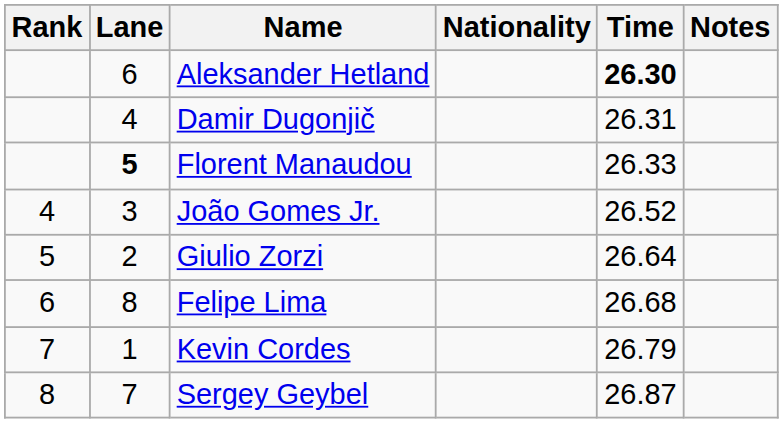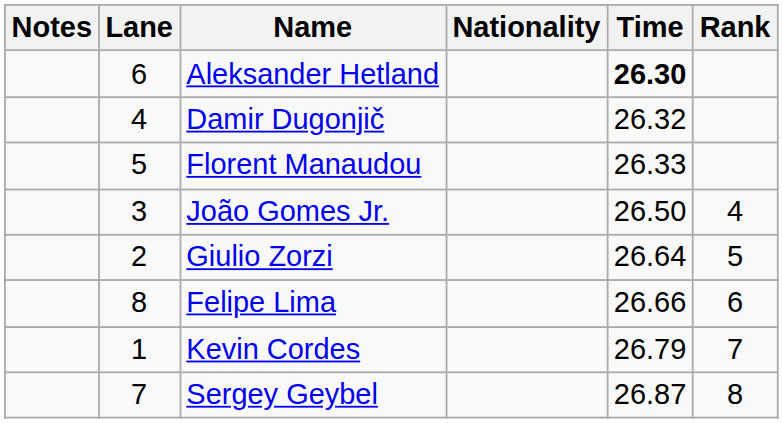columns swapped: (47, 27) <-> (730, 27)
(640, 119) 26.31 -> (650, 119) 26.32
(130, 165) bold -> (139, 165) normal
(640, 211) 26.52 -> (650, 211) 26.50
(640, 303) 26.68 -> (650, 303) 26.66
